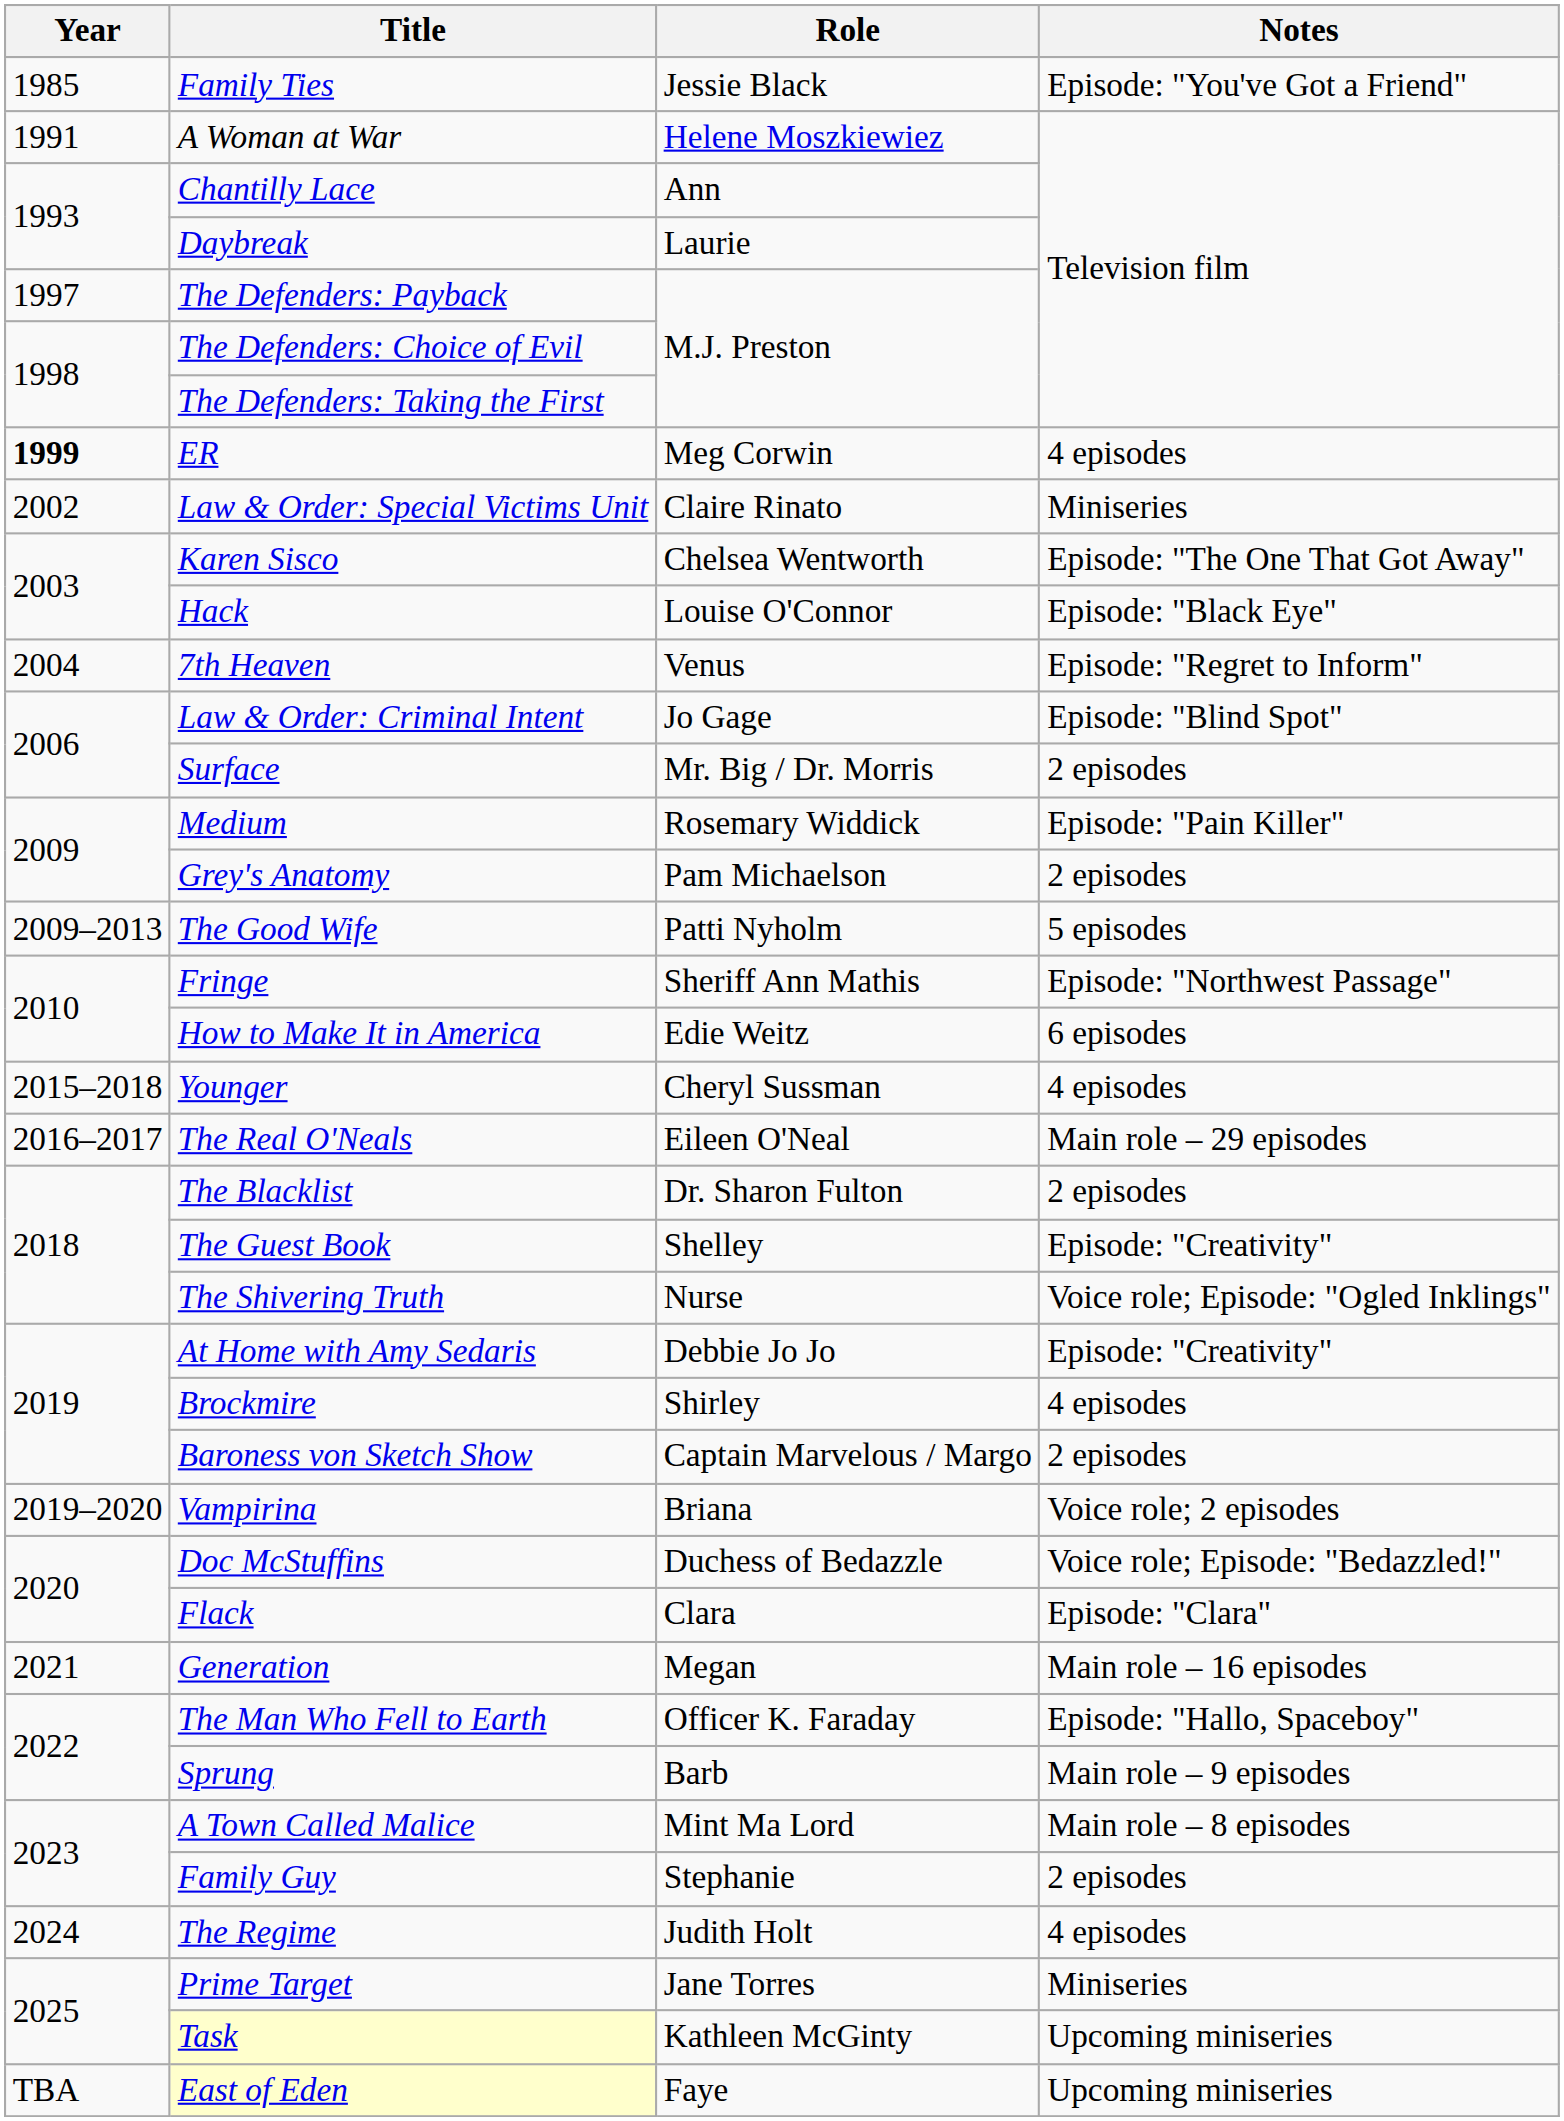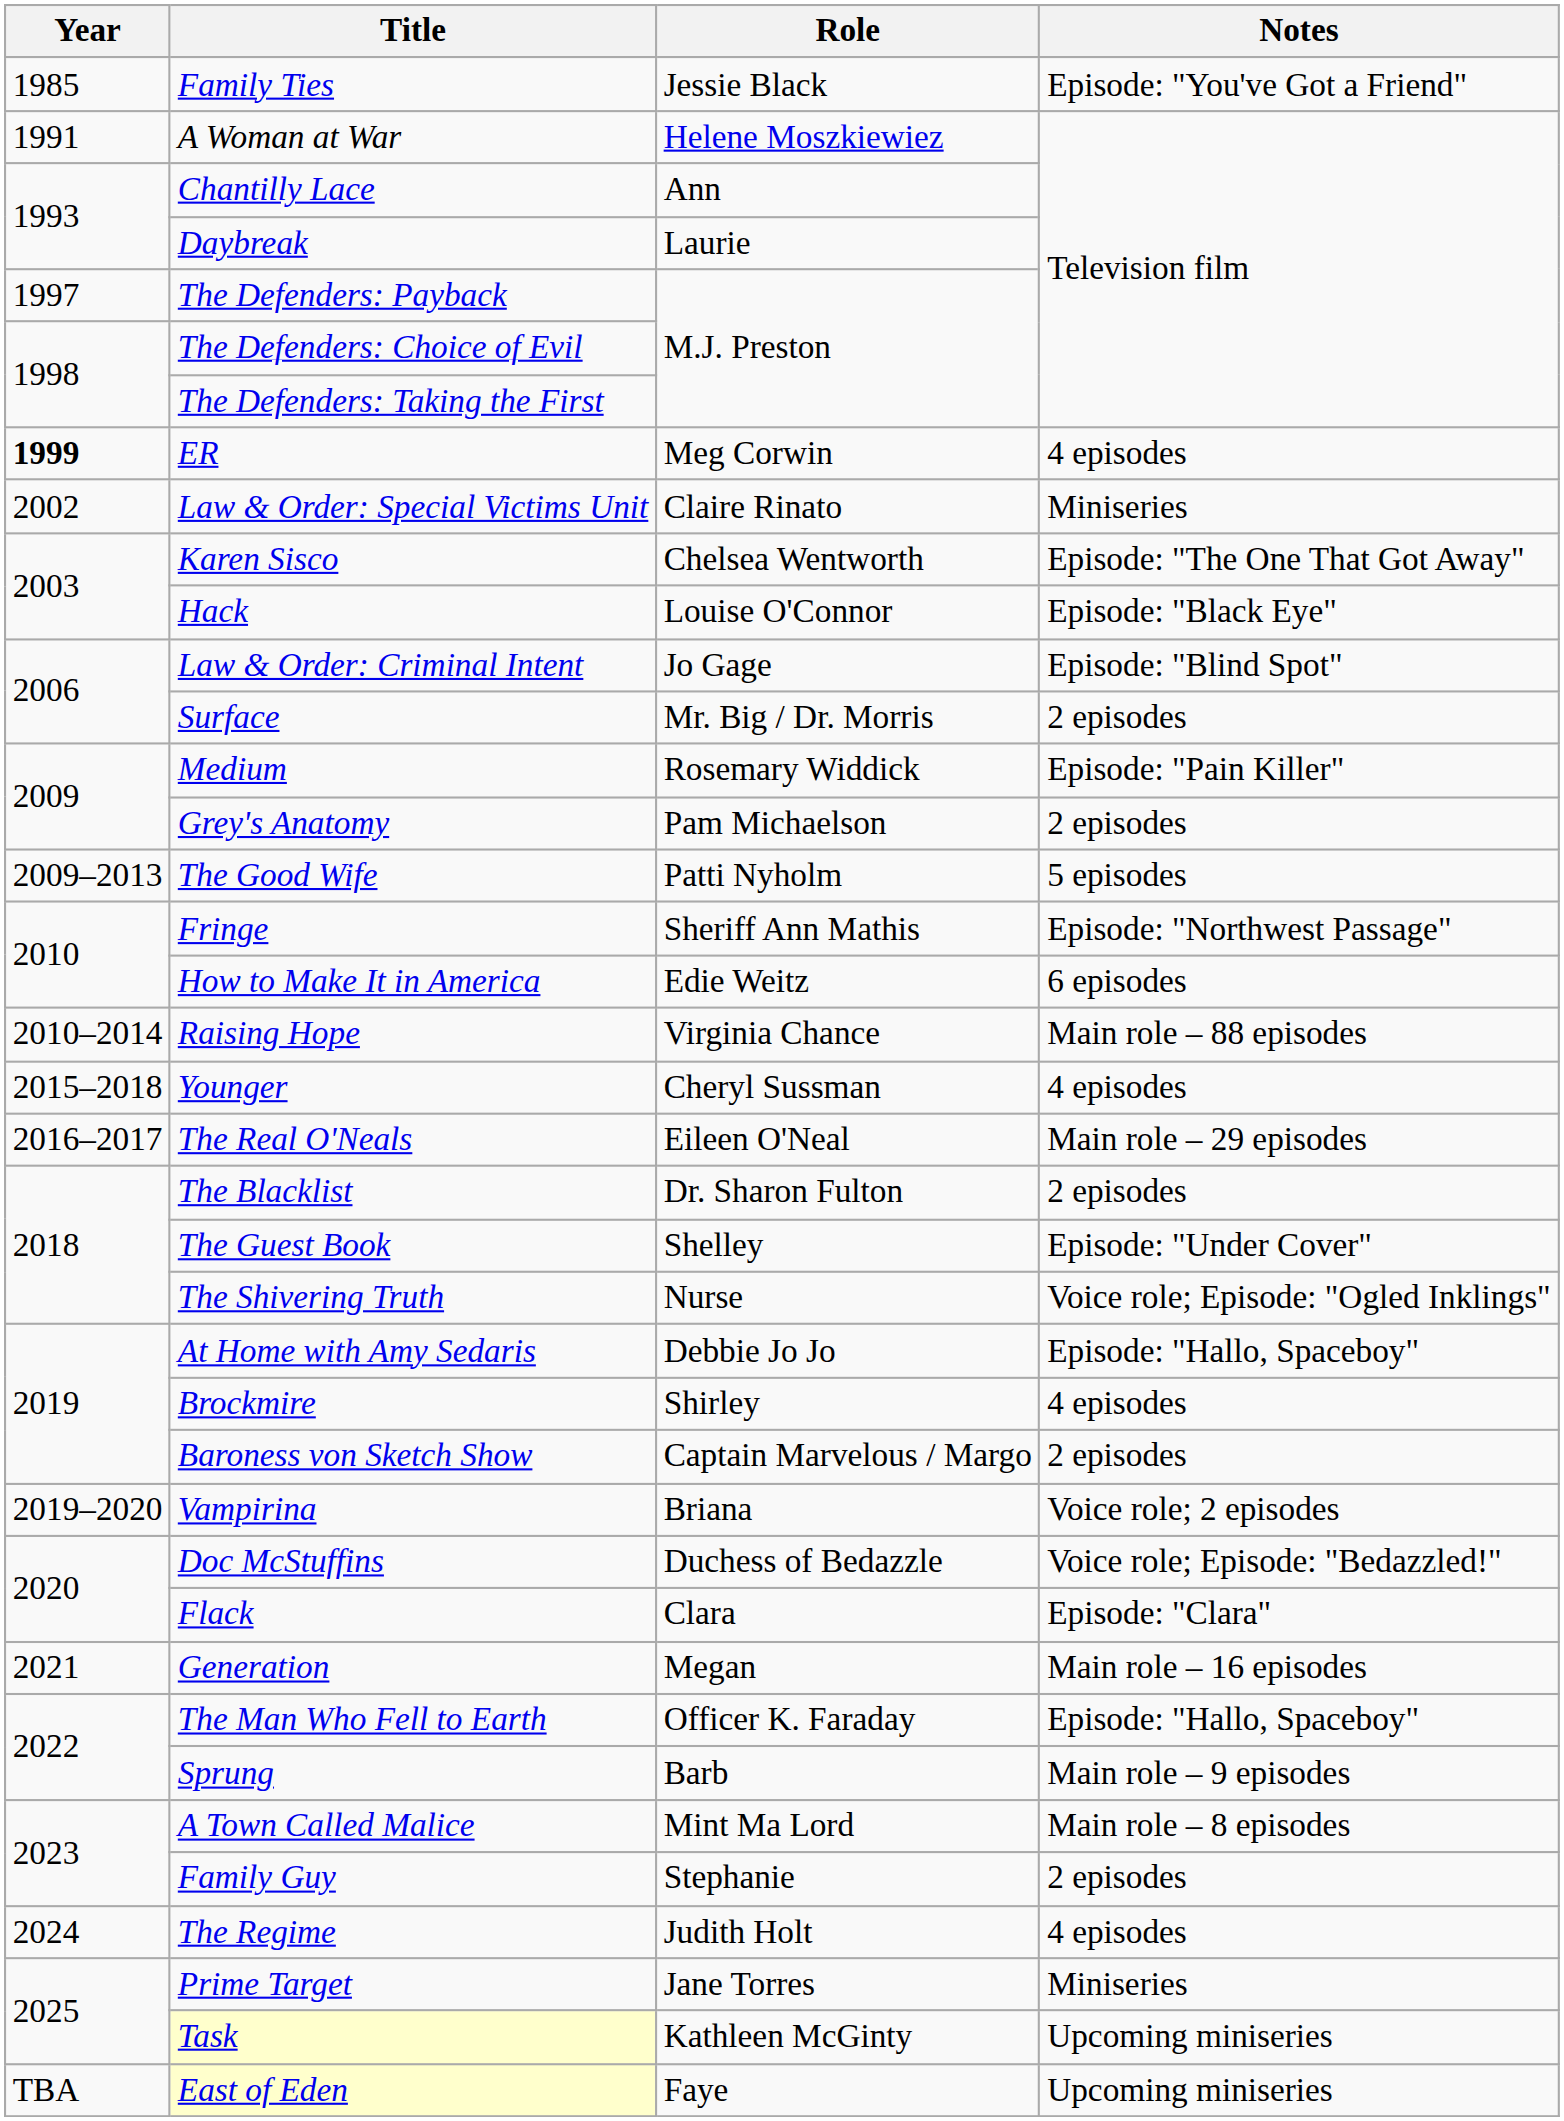- row: (254, 664)
+ row: (269, 1033)
(1190, 1244) Episode: "Creativity" -> (1210, 1244) Episode: "Under Cover"
(1190, 1350) Episode: "Creativity" -> (1233, 1350) Episode: "Hallo, Spaceboy"
